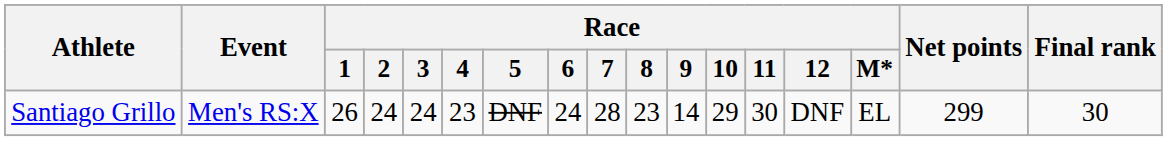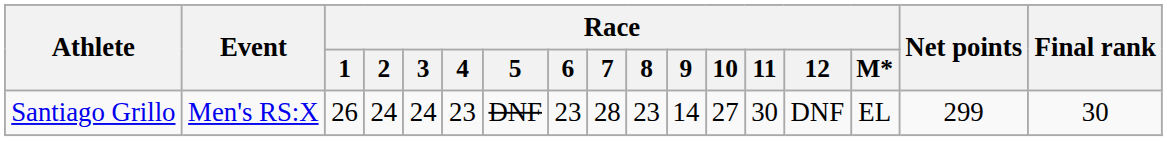(568, 112) 24 -> (568, 112) 23
(725, 112) 29 -> (725, 112) 27
